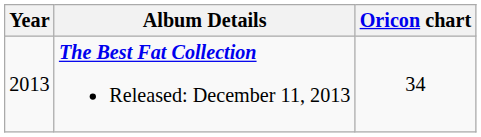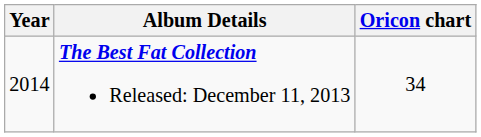(29, 83) 2013 -> (29, 83) 2014
